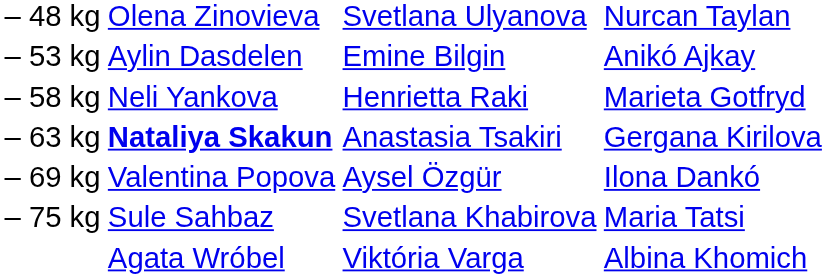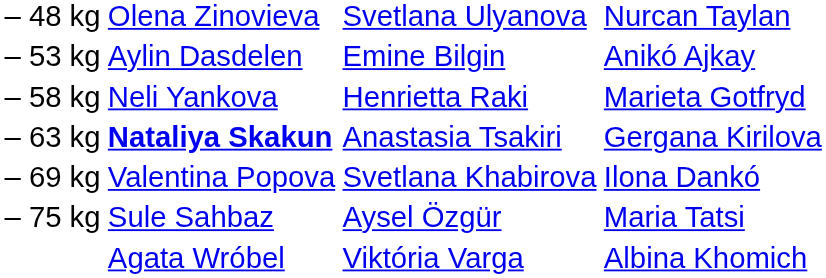(422, 177) Aysel Özgür -> (470, 177) Svetlana Khabirova
(470, 217) Svetlana Khabirova -> (422, 217) Aysel Özgür
